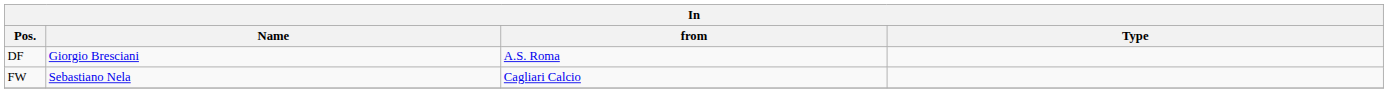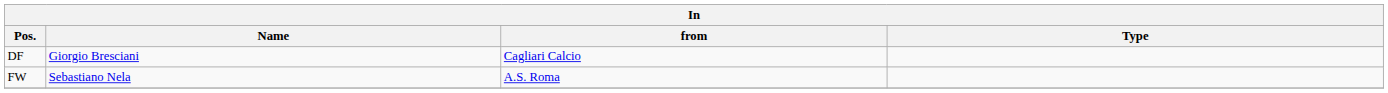(532, 57) A.S. Roma -> (542, 57) Cagliari Calcio
(542, 78) Cagliari Calcio -> (532, 78) A.S. Roma
